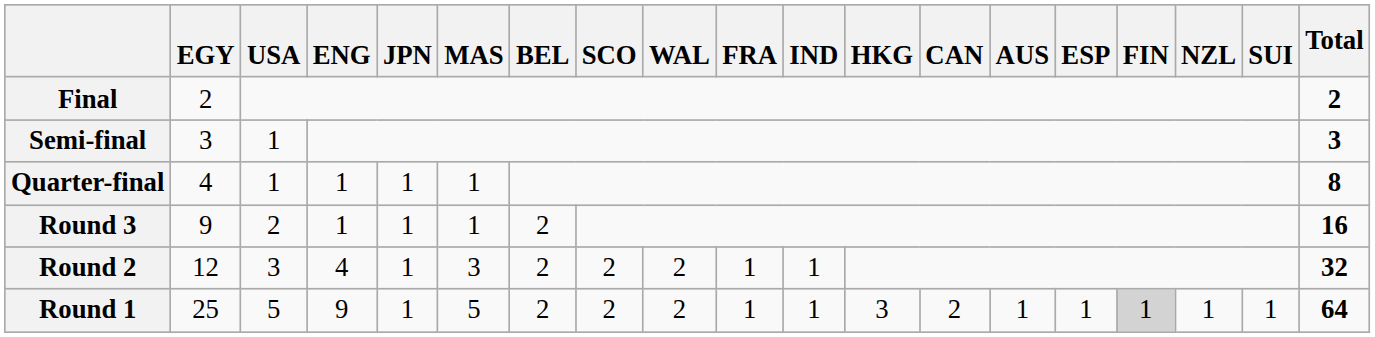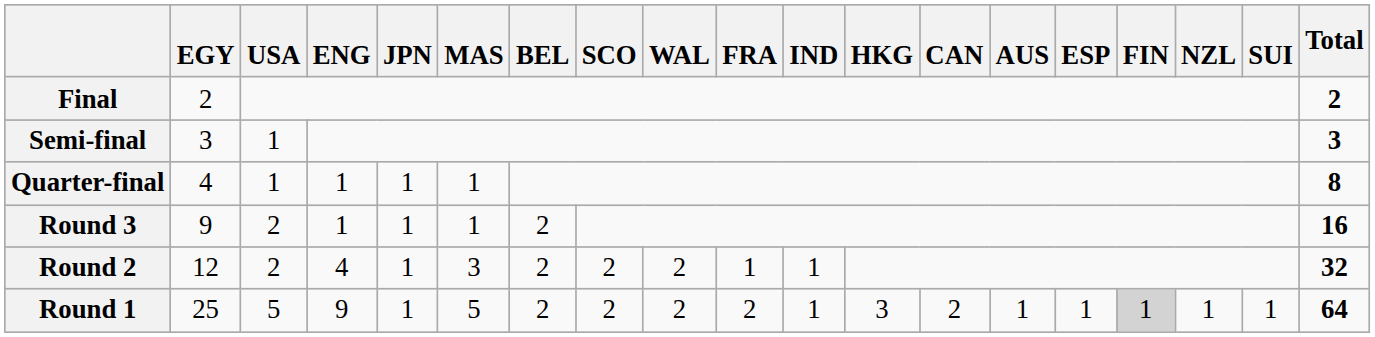(274, 267) 3 -> (274, 267) 2
(750, 310) 1 -> (750, 310) 2
